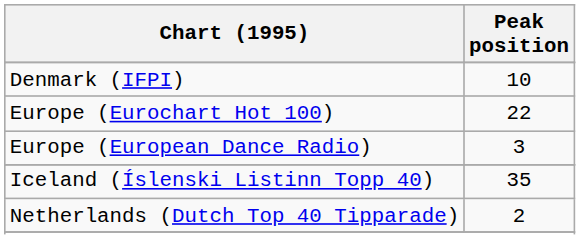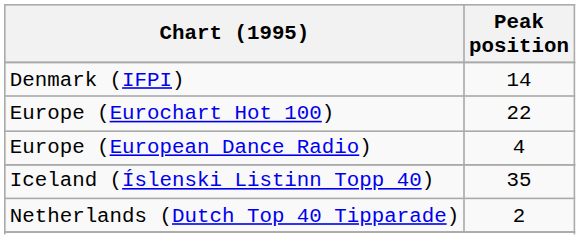(519, 80) 10 -> (519, 80) 14
(519, 147) 3 -> (519, 147) 4
